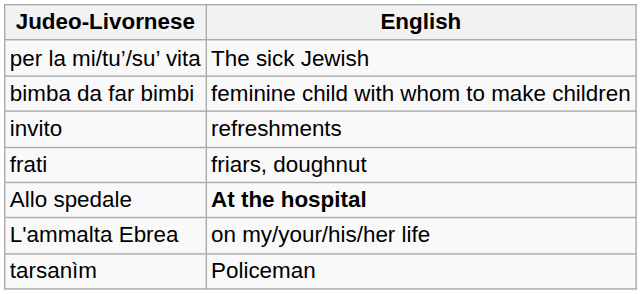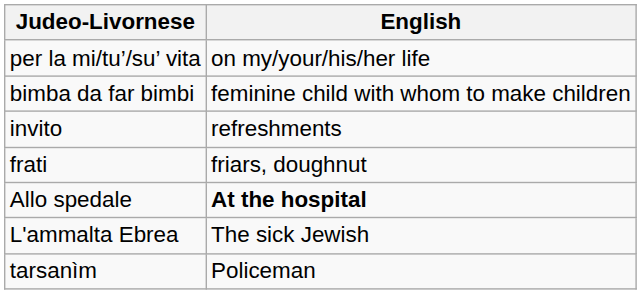(290, 57) The sick Jewish -> (321, 57) on my/your/his/her life
(321, 235) on my/your/his/her life -> (290, 235) The sick Jewish
